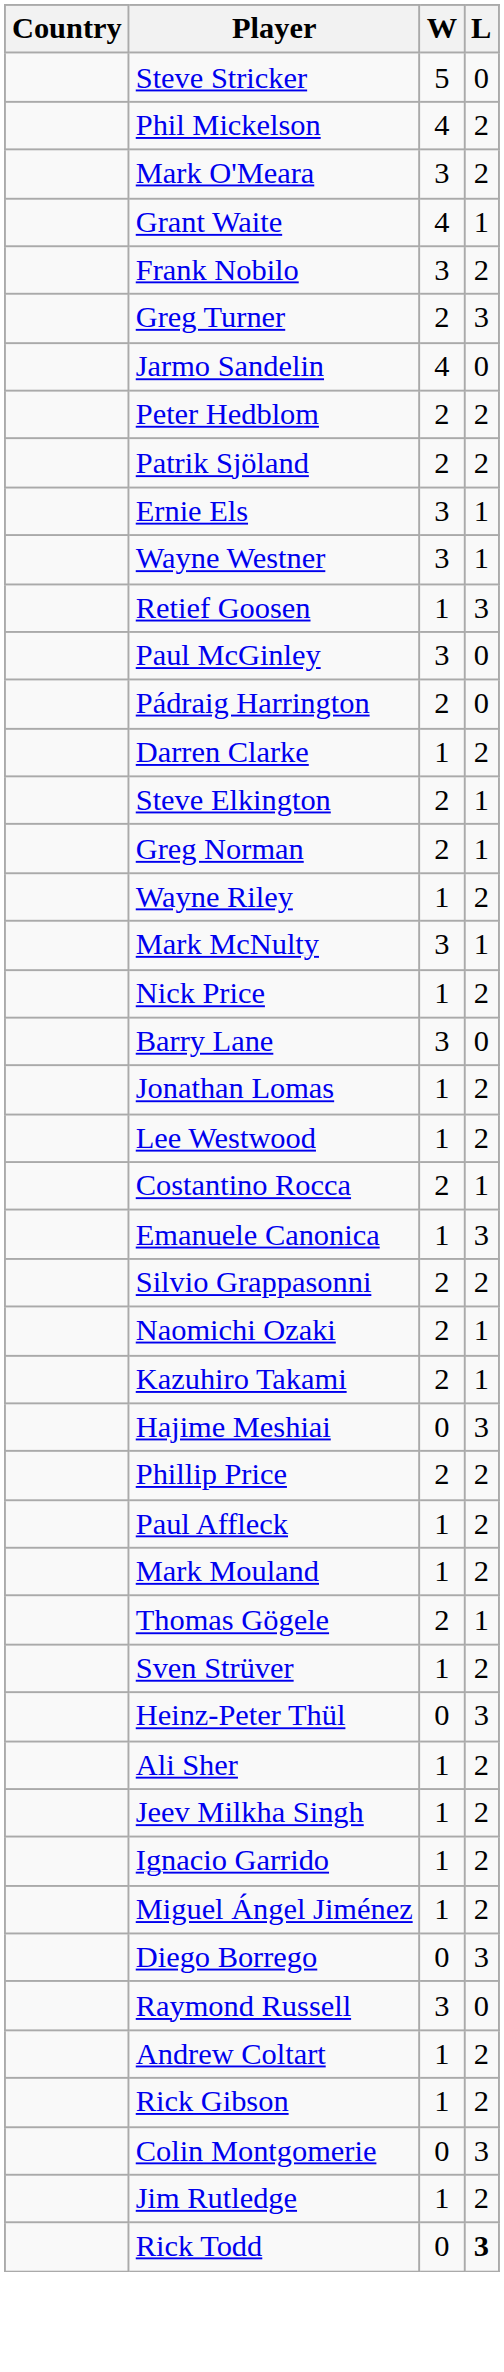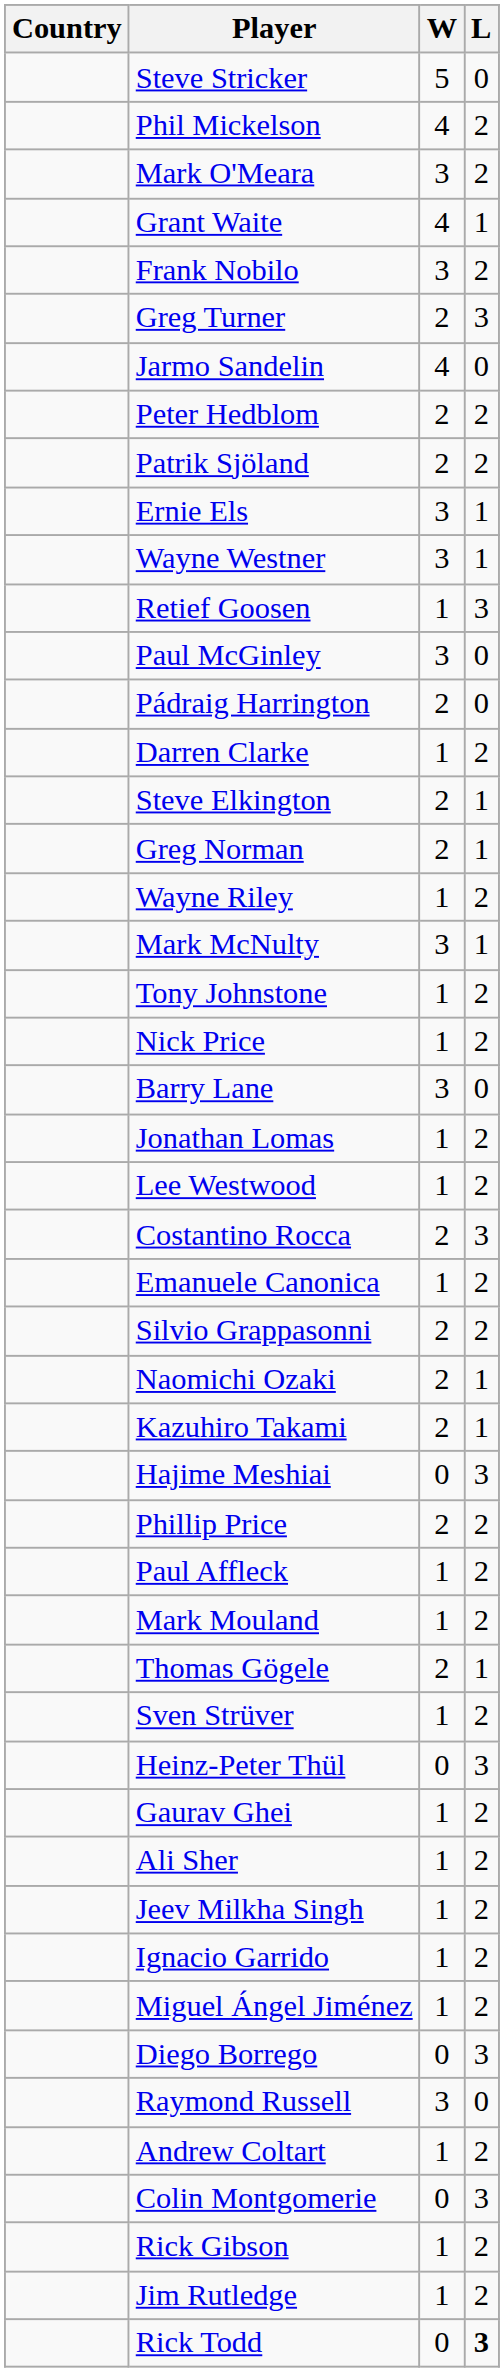+ row: (231, 992)
(481, 1185) 1 -> (481, 1233) 3
(481, 1233) 3 -> (481, 1282) 2
+ row: (214, 1812)
rows swapped: (256, 2149) <-> (212, 2101)
